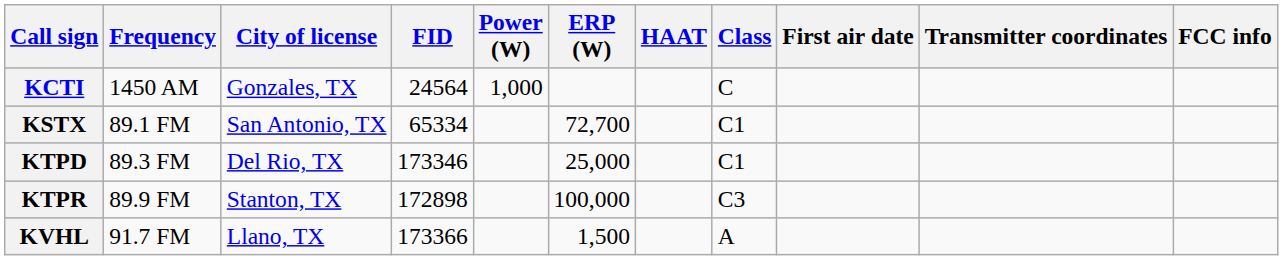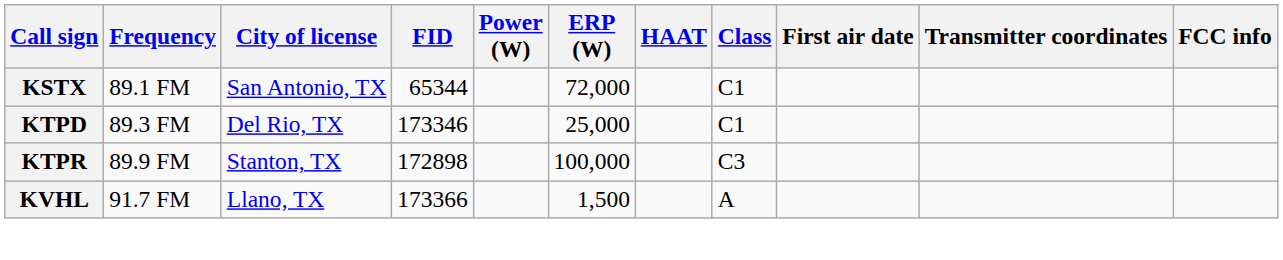- row: (54, 86)
(438, 124) 65334 -> (438, 86) 65344
(598, 124) 72,700 -> (598, 86) 72,000
